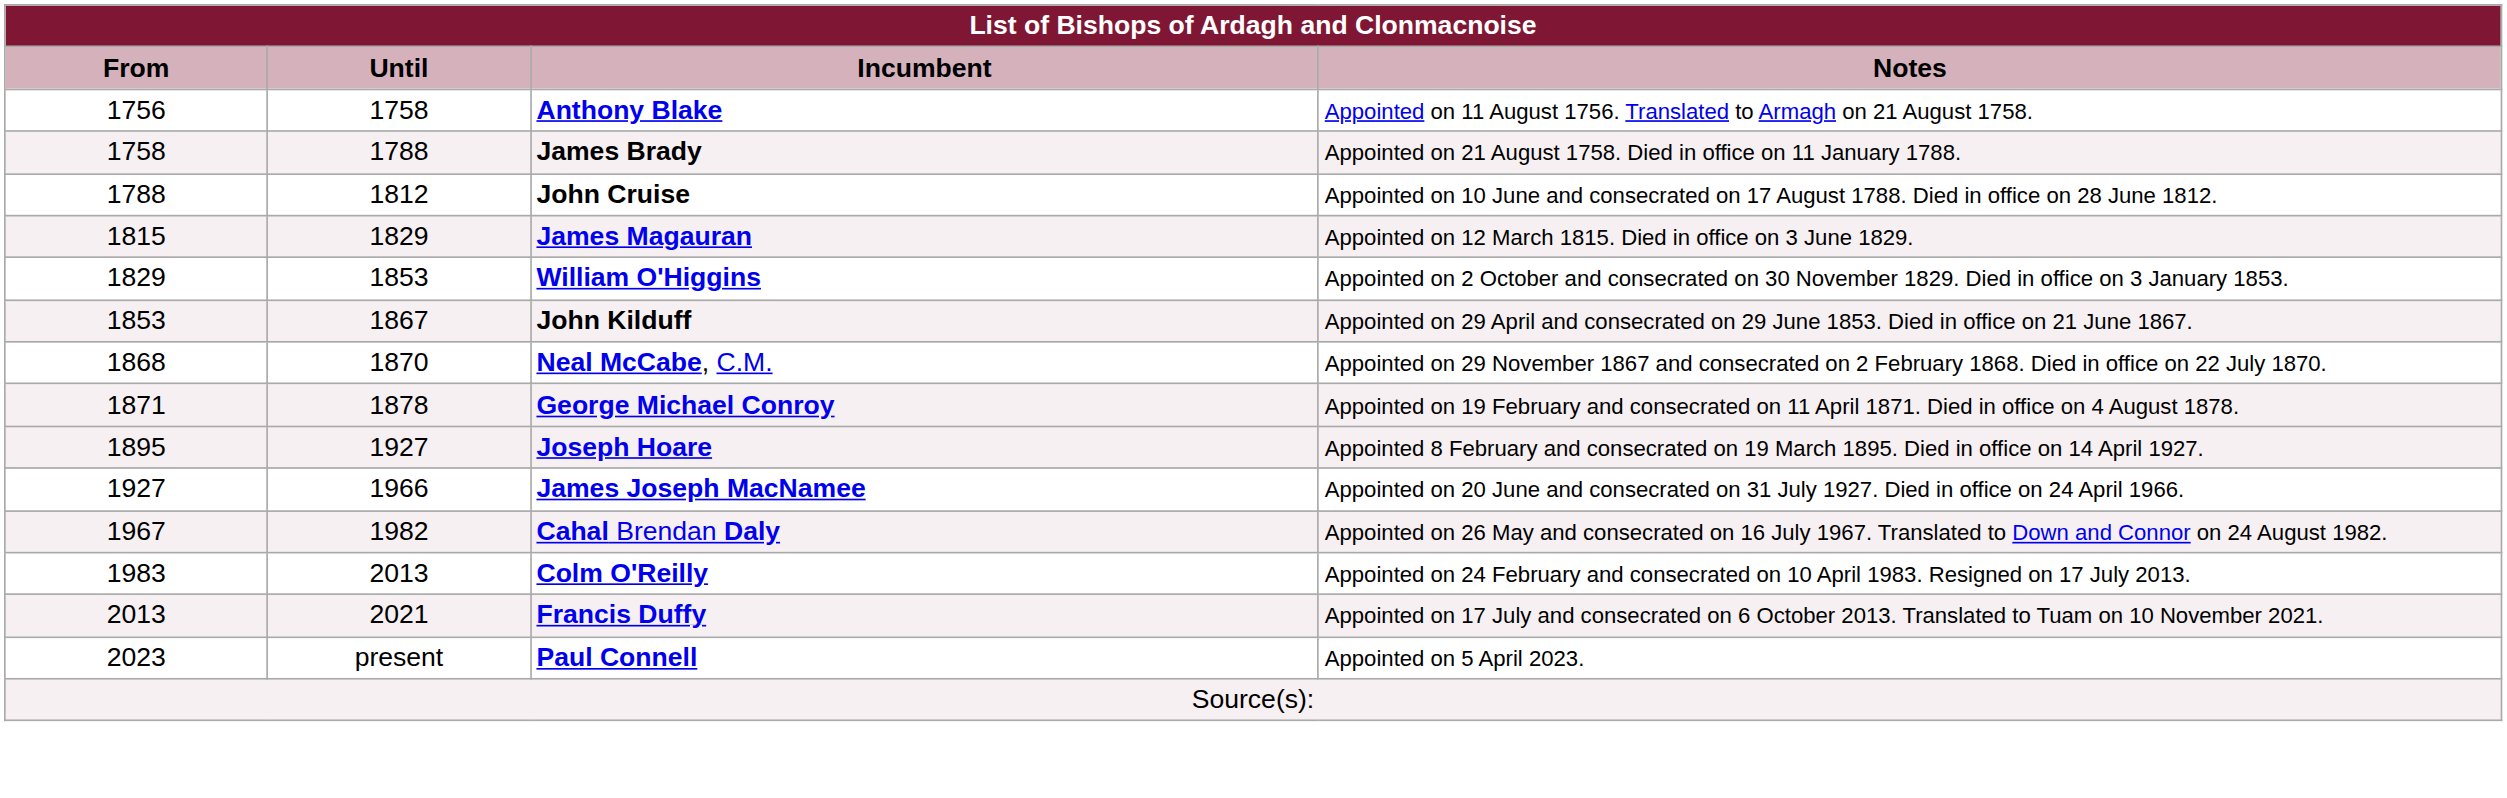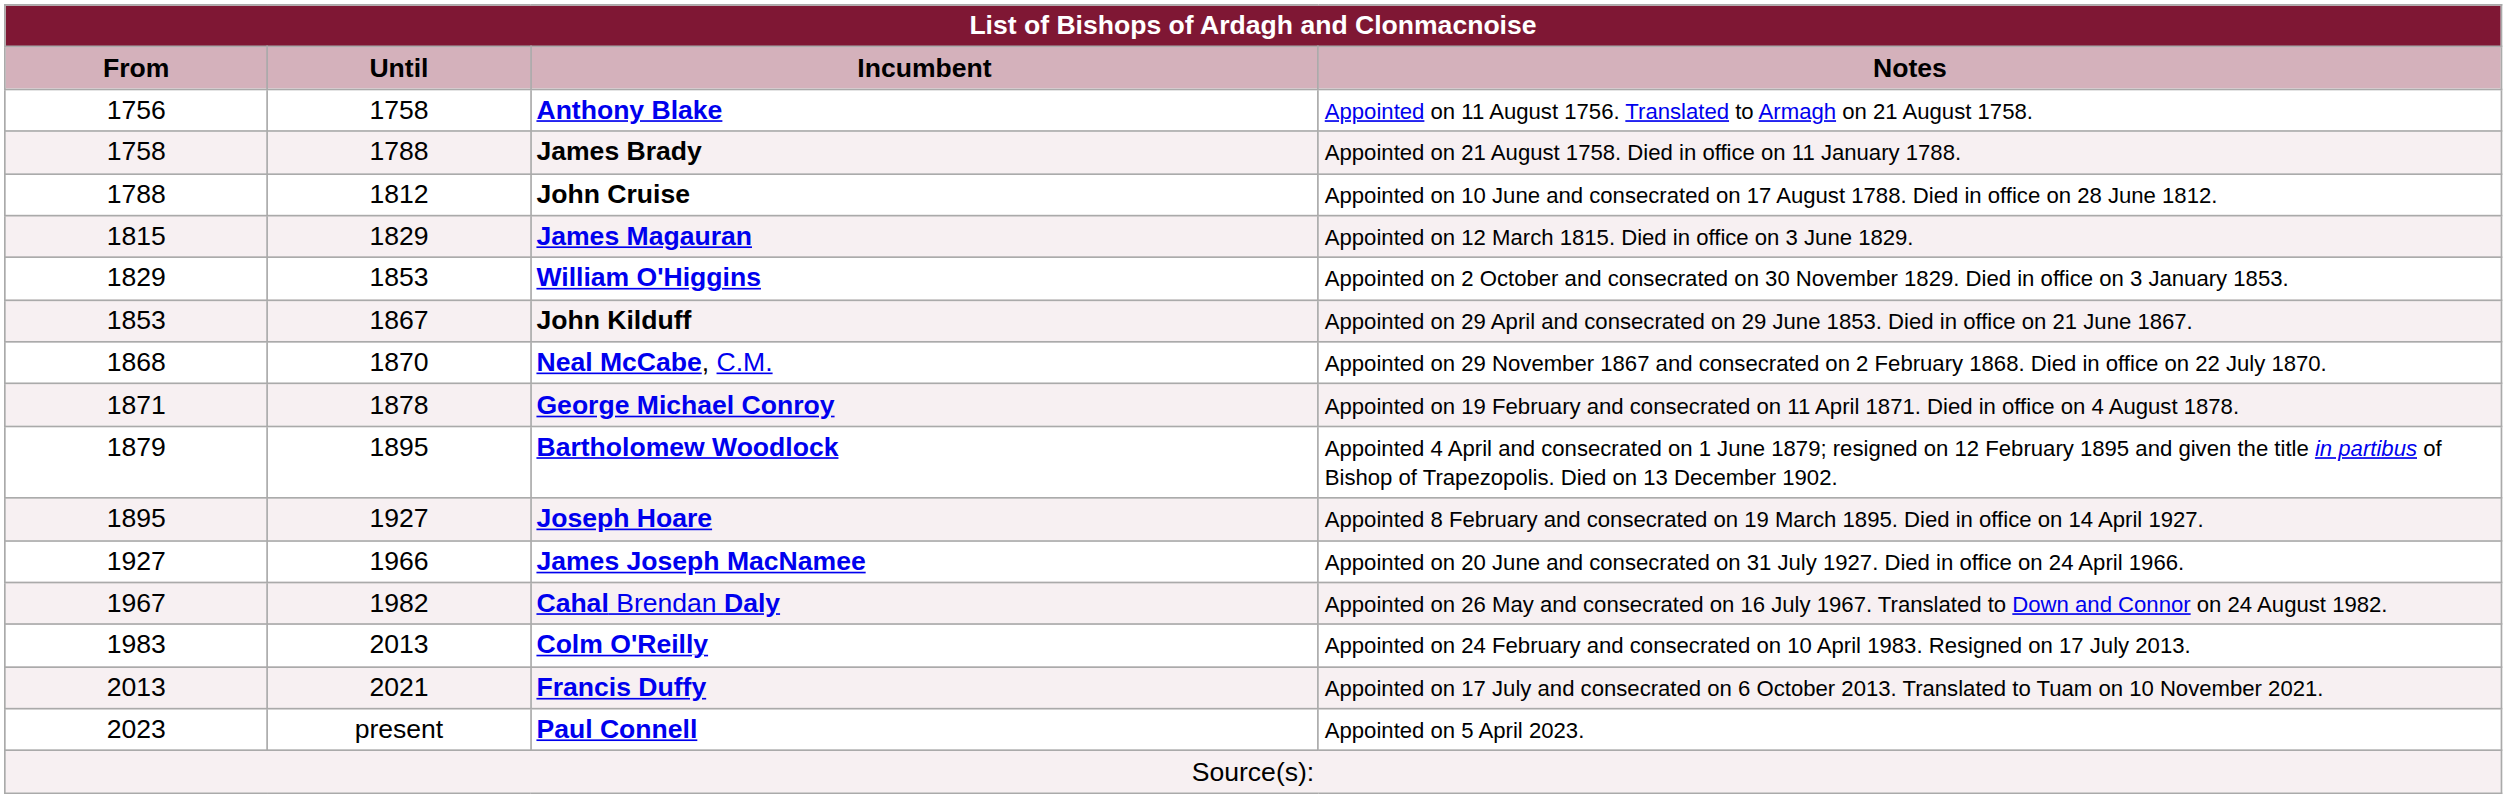+ row: (687, 446)
